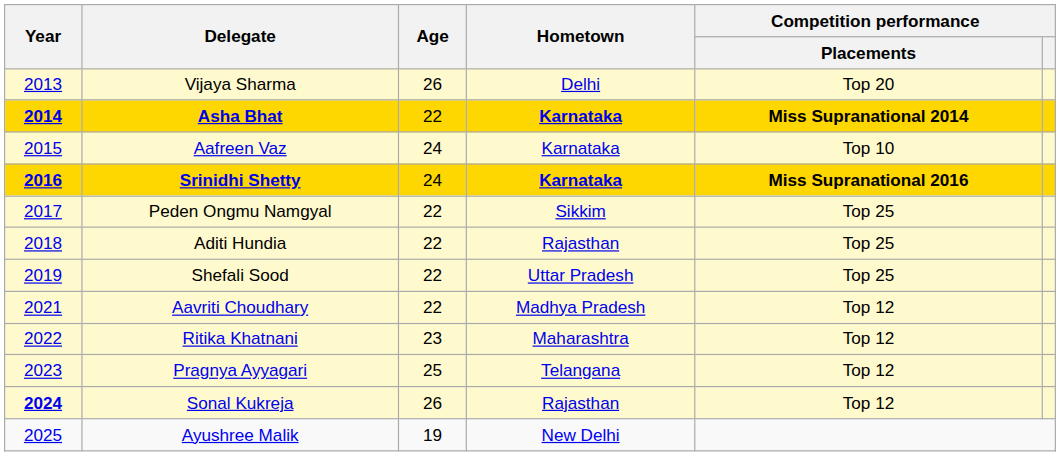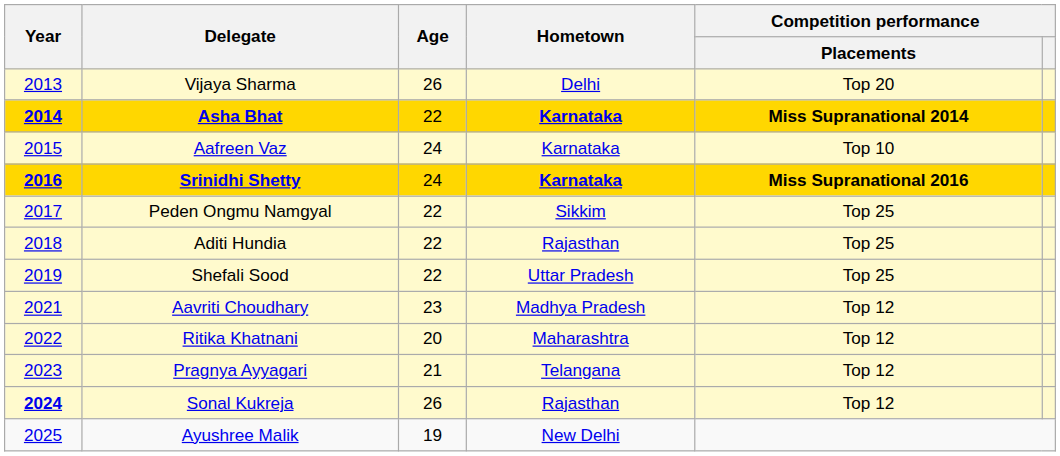(433, 307) 22 -> (433, 307) 23
(433, 339) 23 -> (433, 339) 20
(433, 371) 25 -> (433, 371) 21
